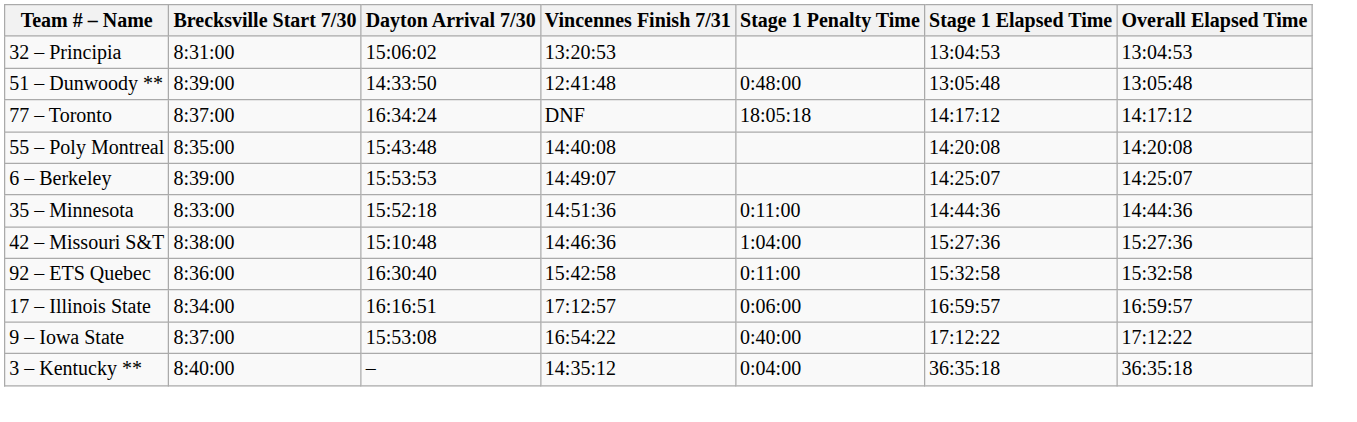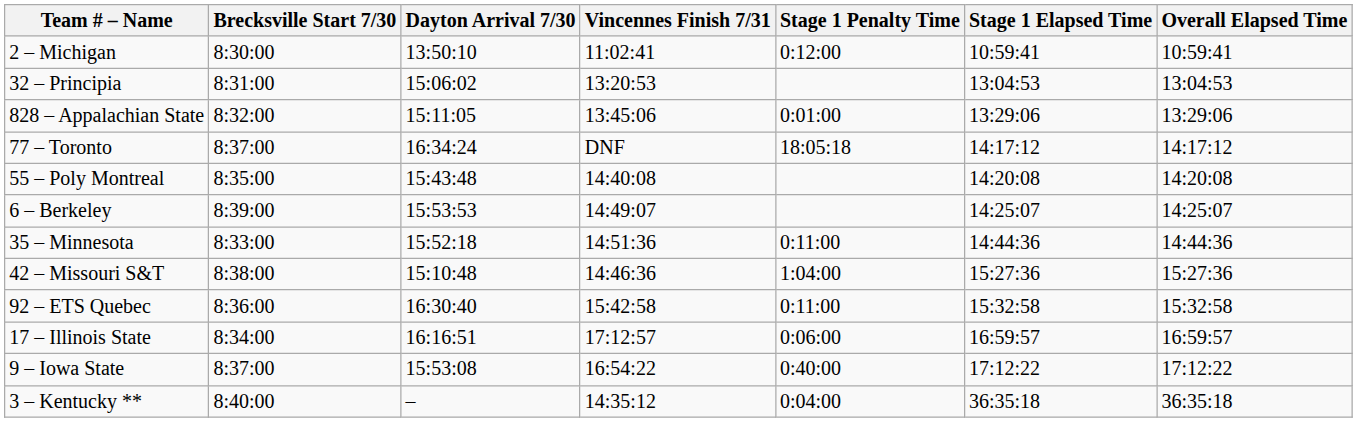+ row: (63, 52)
- row: (86, 83)
+ row: (107, 115)
